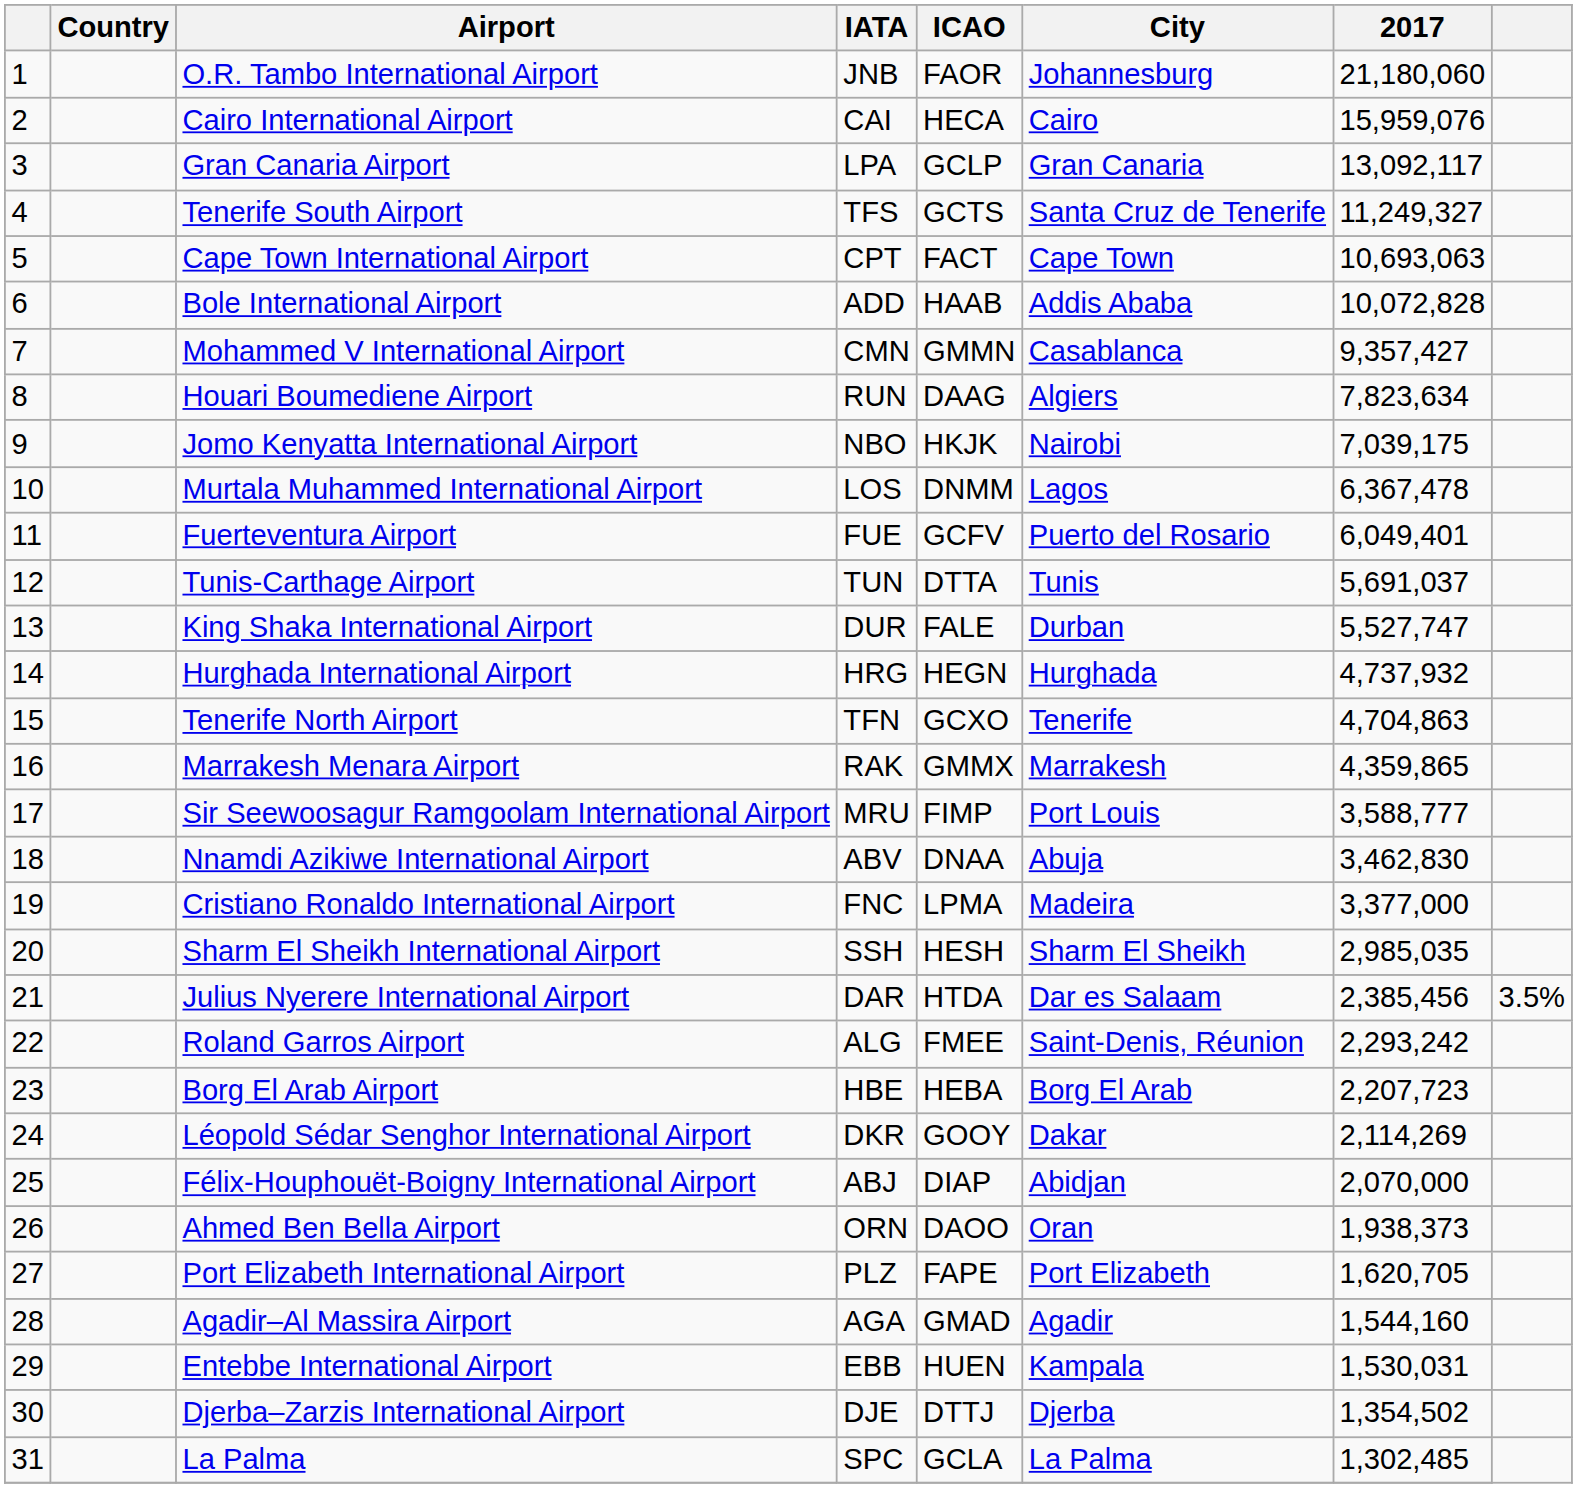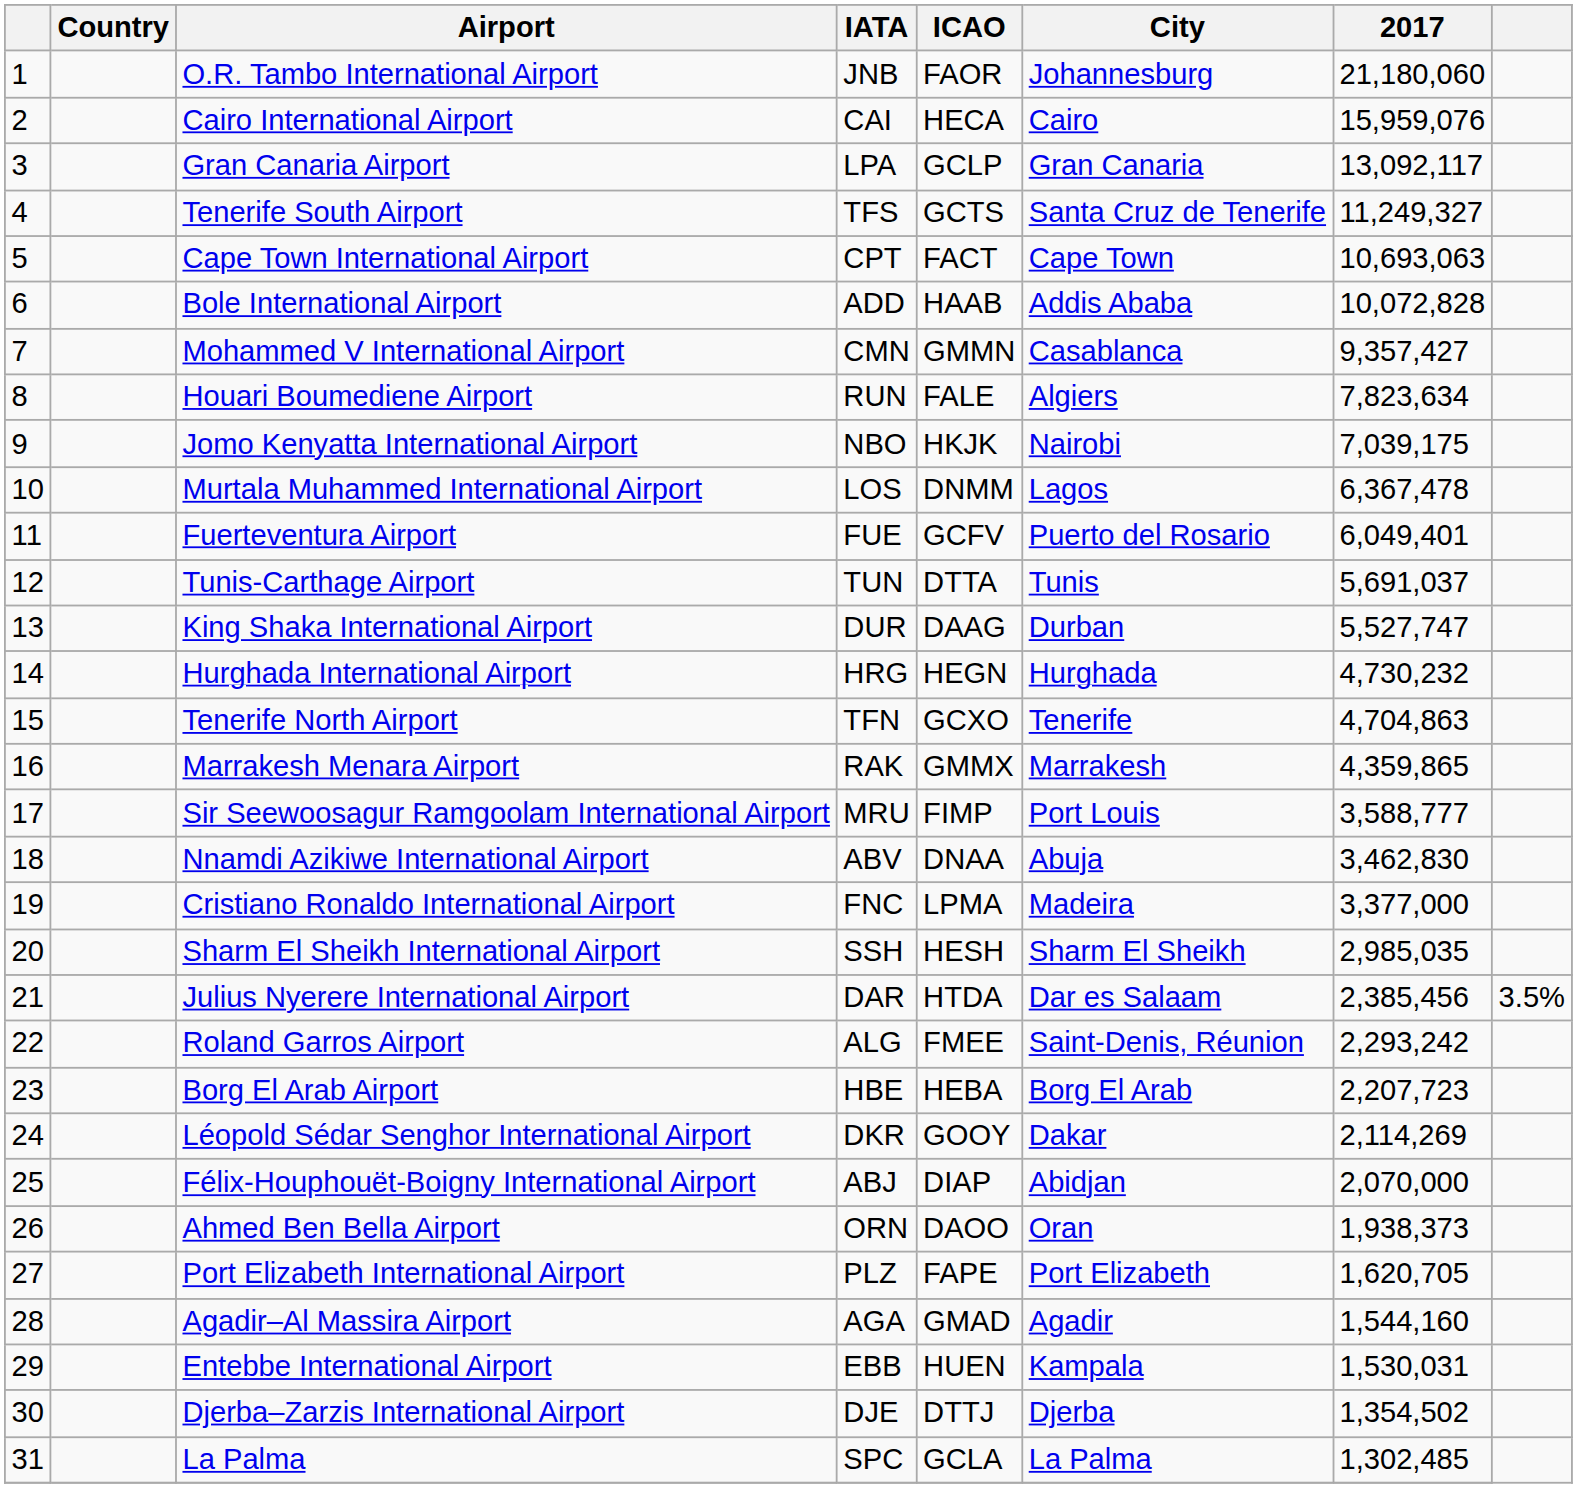(964, 397) DAAG -> (959, 397) FALE
(959, 627) FALE -> (964, 627) DAAG
(1404, 674) 4,737,932 -> (1404, 674) 4,730,232
